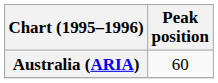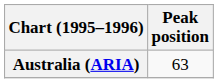(180, 63) 60 -> (180, 63) 63
